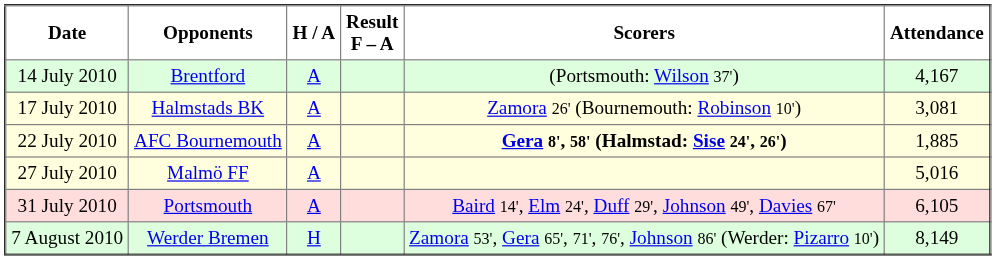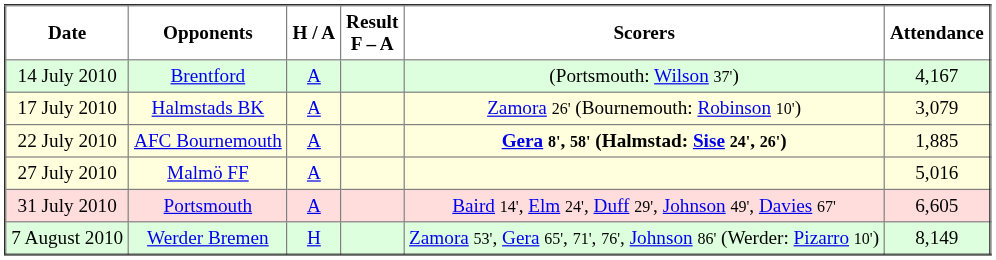(937, 108) 3,081 -> (937, 108) 3,079
(937, 205) 6,105 -> (937, 205) 6,605
